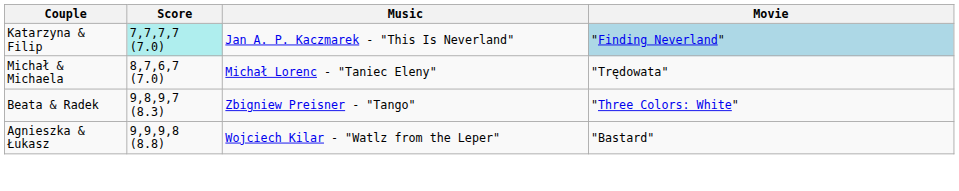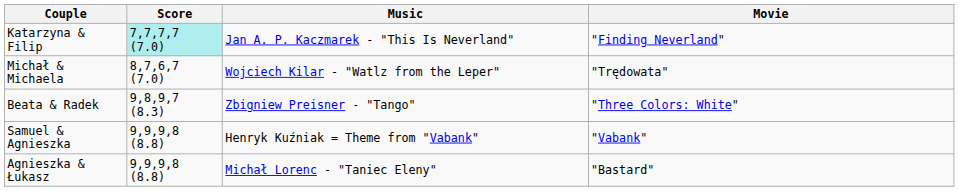(658, 40) lightblue background -> (658, 40) no background
(331, 72) Michał Lorenc - "Taniec Eleny" -> (363, 72) Wojciech Kilar - "Watlz from the Leper"
+ row: (39, 138)
(363, 138) Wojciech Kilar - "Watlz from the Leper" -> (331, 170) Michał Lorenc - "Taniec Eleny"
